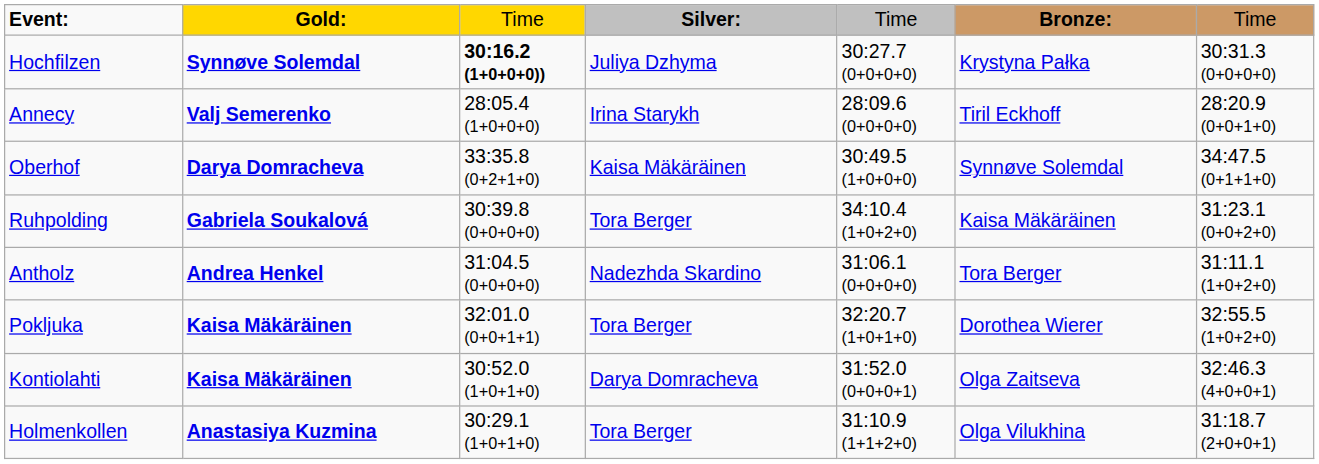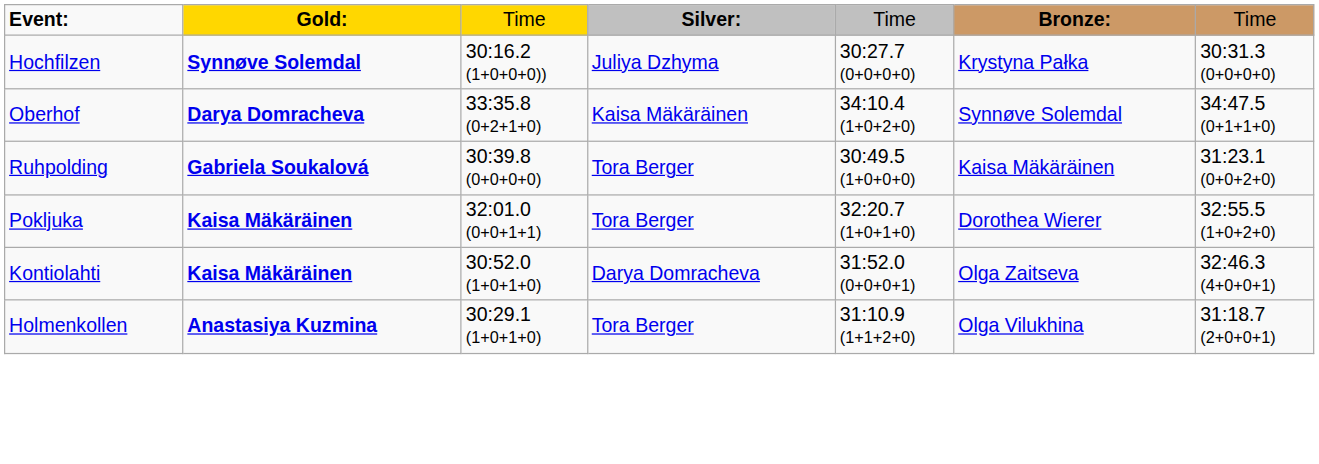(505, 61) bold -> (506, 61) normal
- row: (42, 114)
(879, 167) 30:49.5 (1+0+0+0) -> (878, 114) 34:10.4 (1+0+2+0)
(879, 220) 34:10.4 (1+0+2+0) -> (878, 167) 30:49.5 (1+0+0+0)
- row: (42, 273)
